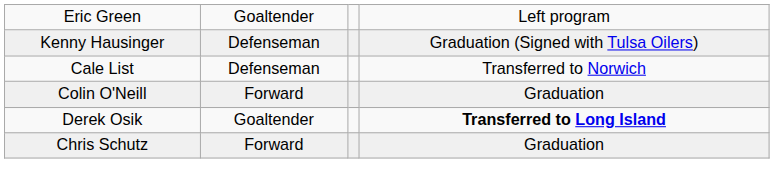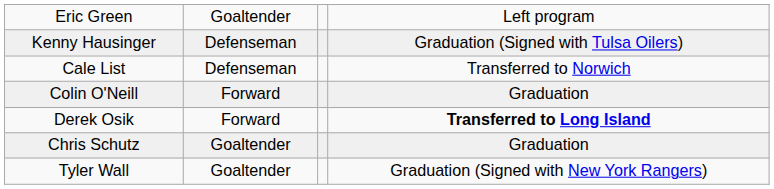(274, 119) Goaltender -> (251, 119) Forward
(274, 145) Forward -> (251, 145) Goaltender
+ row: (94, 171)
